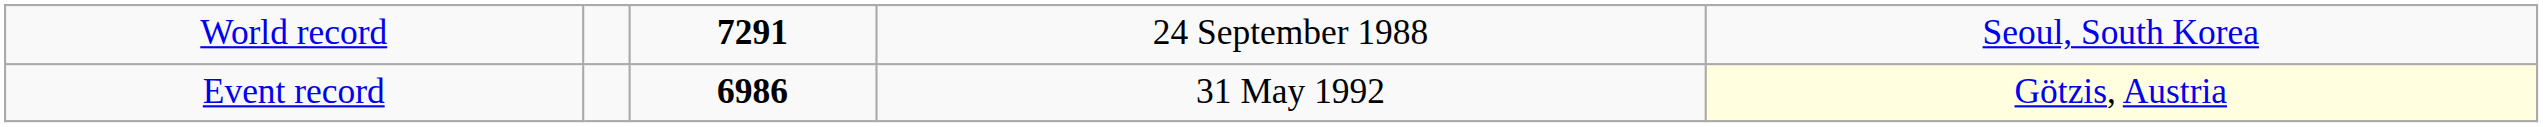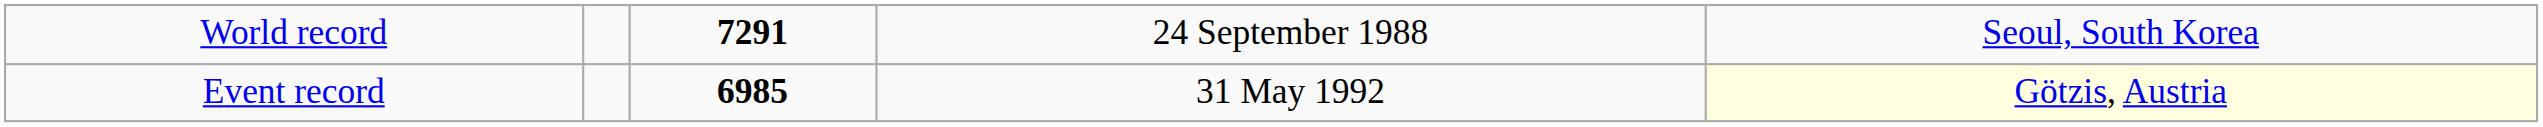(752, 92) 6986 -> (752, 92) 6985
